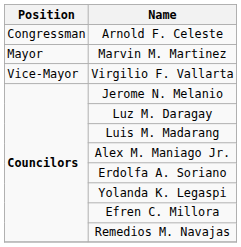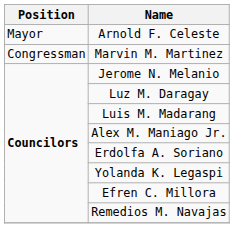(46, 34) Congressman -> (25, 34) Mayor
(25, 54) Mayor -> (46, 54) Congressman
- row: (162, 74)
